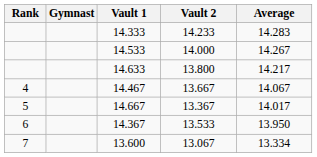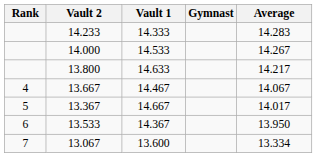columns swapped: (72, 13) <-> (199, 13)
